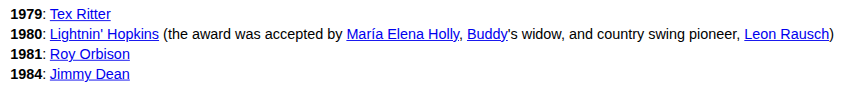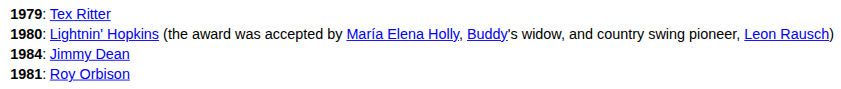rows swapped: (90, 54) <-> (90, 74)
